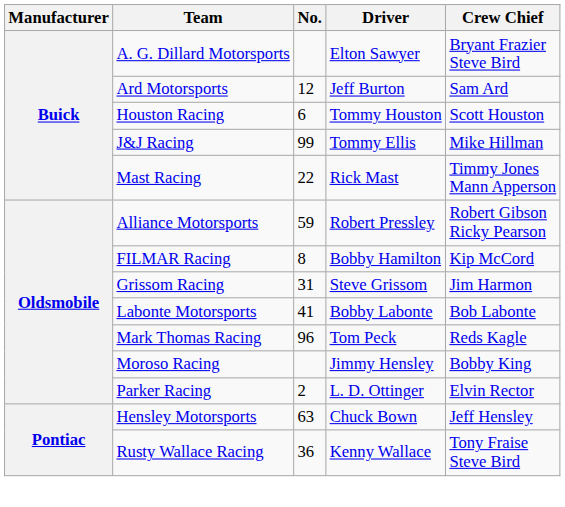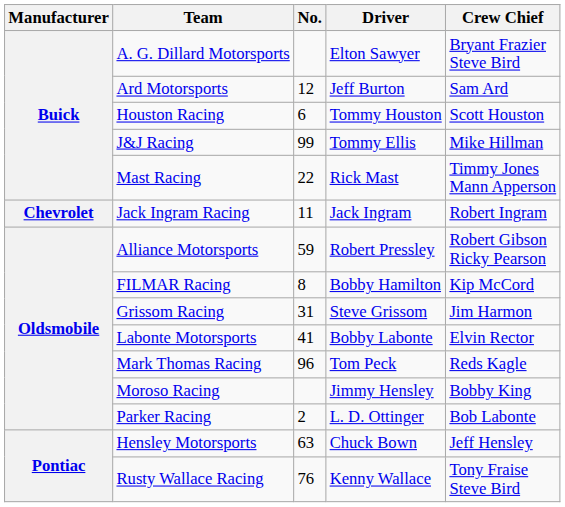+ row: (183, 213)
(493, 311) Bob Labonte -> (492, 337) Elvin Rector
(492, 390) Elvin Rector -> (493, 416) Bob Labonte
(306, 452) 36 -> (306, 479) 76
